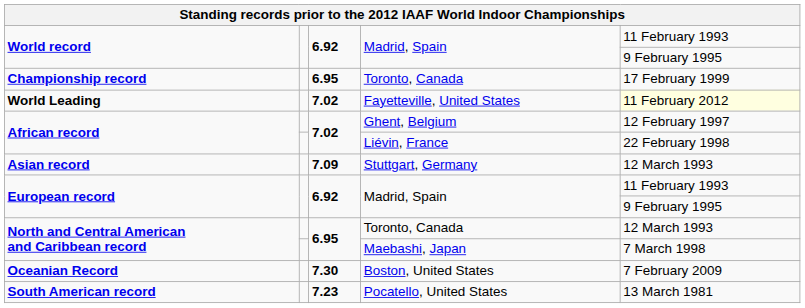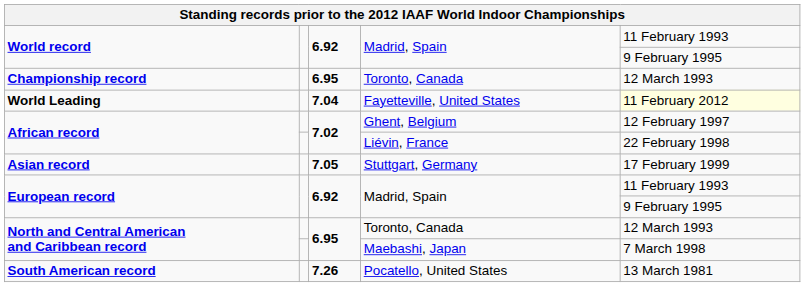(676, 79) 17 February 1999 -> (668, 79) 12 March 1993
(325, 100) 7.02 -> (325, 100) 7.04
(325, 164) 7.09 -> (325, 164) 7.05
(668, 164) 12 March 1993 -> (676, 164) 17 February 1999
- row: (63, 270)
(325, 292) 7.23 -> (325, 270) 7.26
